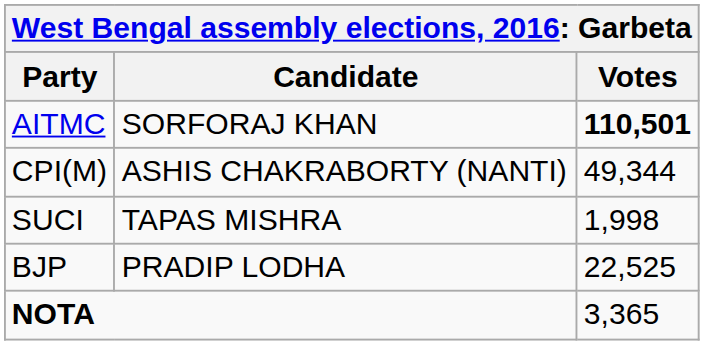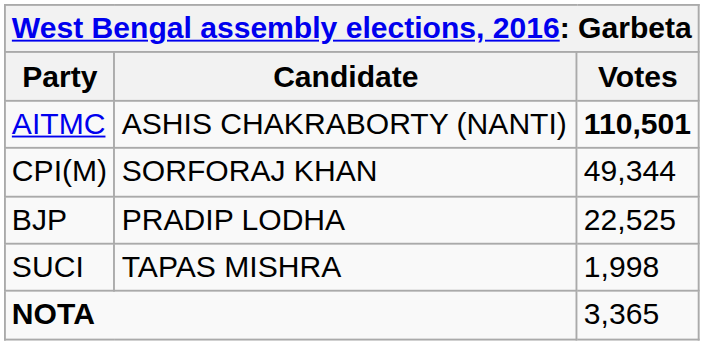(250, 123) SORFORAJ KHAN -> (344, 123) ASHIS CHAKRABORTY (NANTI)
(344, 171) ASHIS CHAKRABORTY (NANTI) -> (250, 171) SORFORAJ KHAN
rows swapped: (39, 266) <-> (48, 219)
